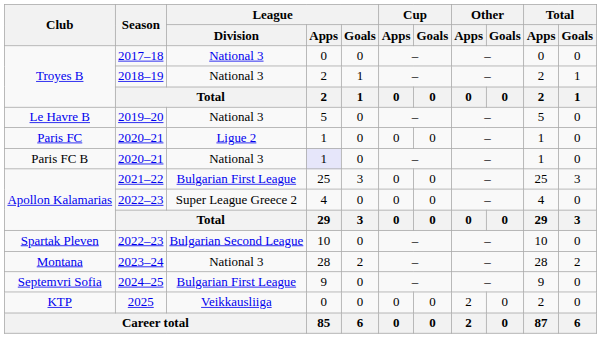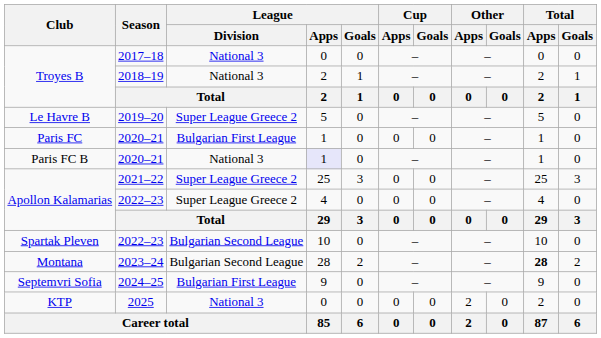(236, 117) National 3 -> (236, 117) Super League Greece 2
(236, 138) Ligue 2 -> (236, 138) Bulgarian First League
(236, 179) Bulgarian First League -> (236, 179) Super League Greece 2
(236, 261) National 3 -> (236, 261) Bulgarian Second League
(541, 261) normal -> (541, 261) bold
(236, 302) Veikkausliiga -> (236, 302) National 3
